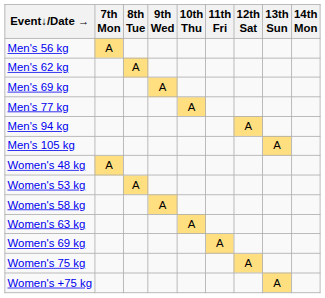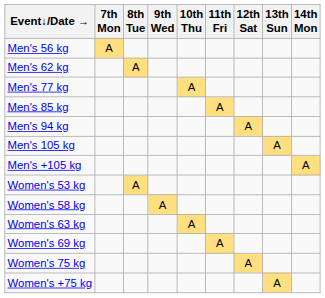- row: (38, 87)
+ row: (38, 107)
+ row: (44, 165)
- row: (46, 165)
